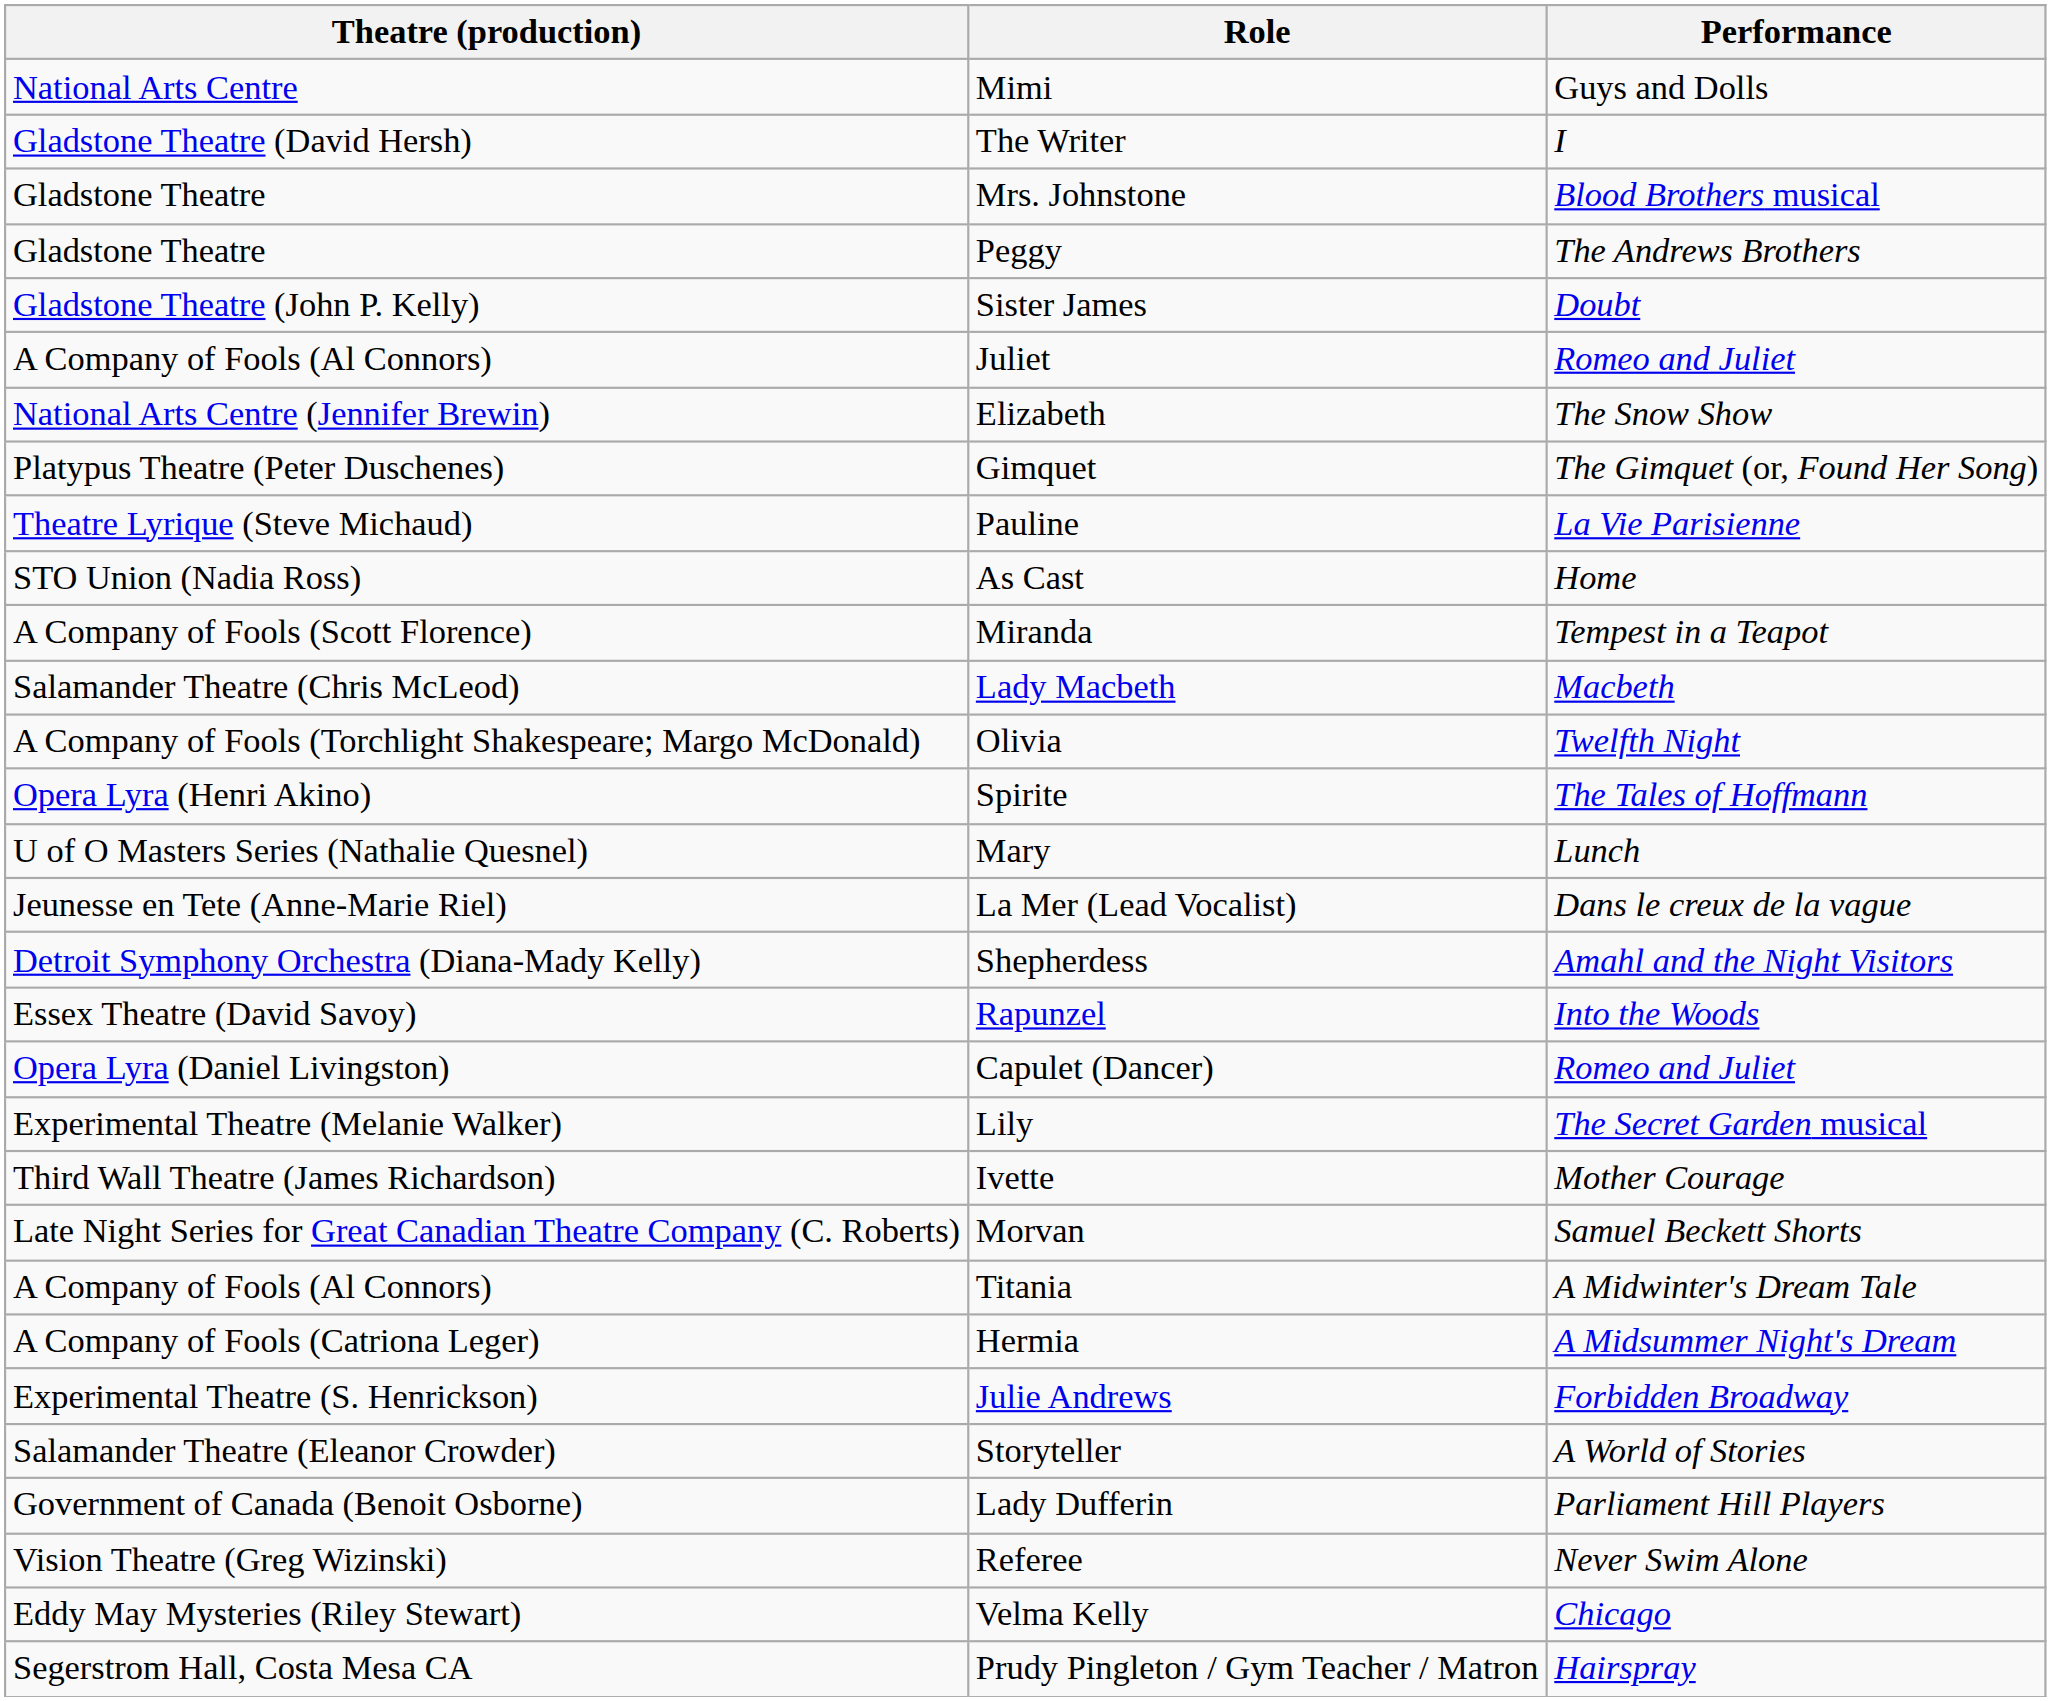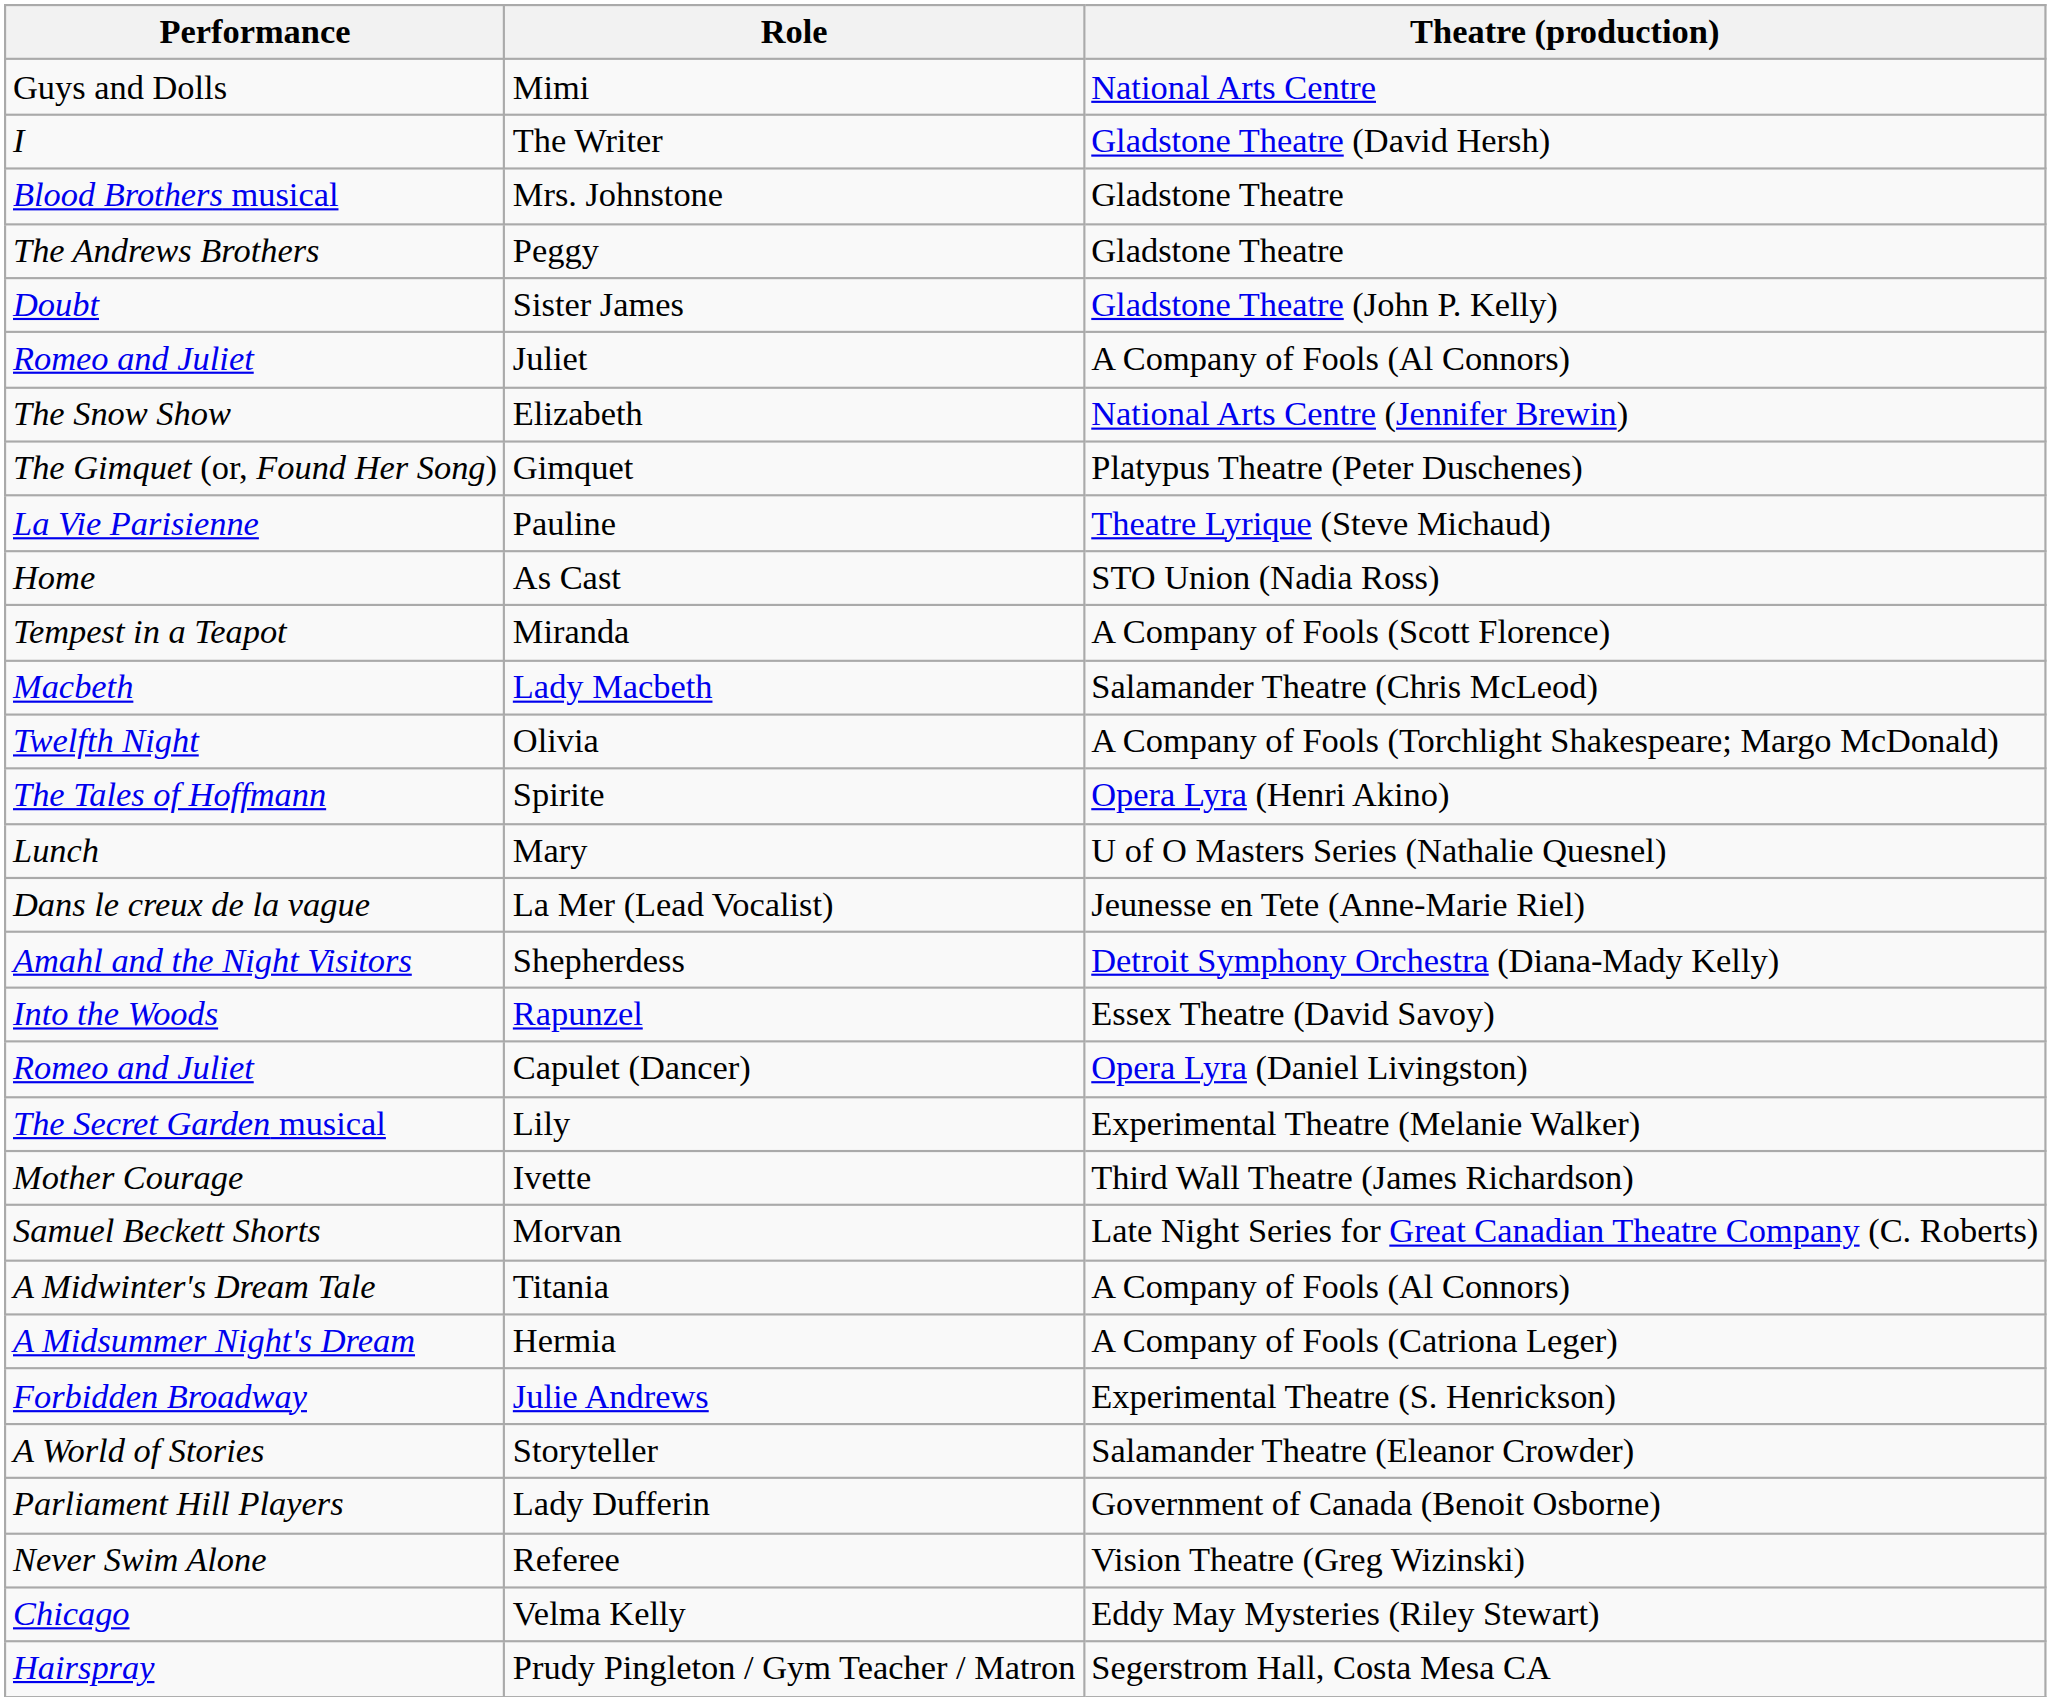columns swapped: (1796, 31) <-> (486, 31)
